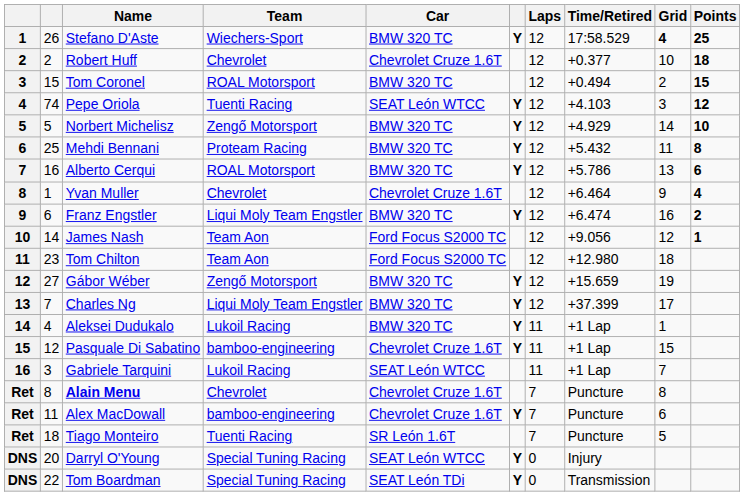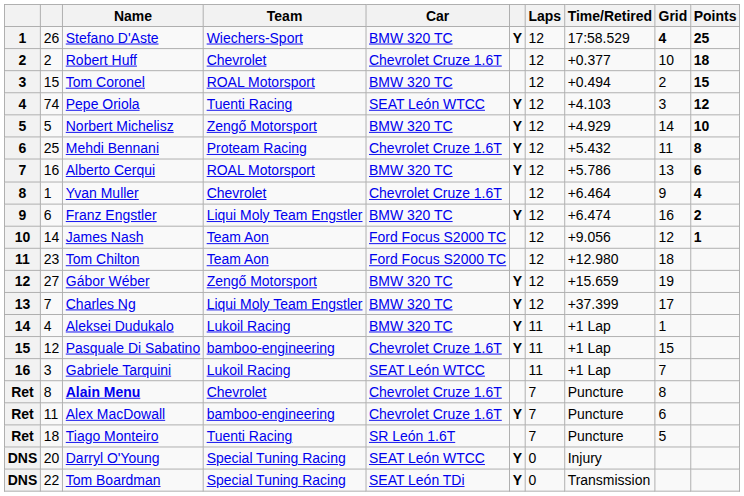(411, 149) BMW 320 TC -> (435, 149) Chevrolet Cruze 1.6T
